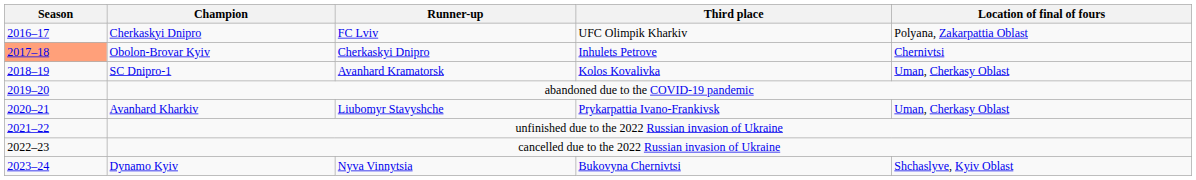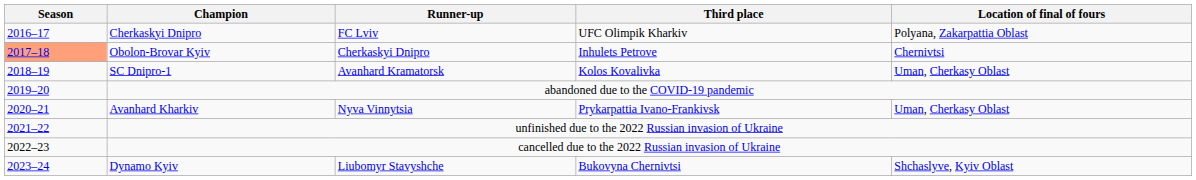(391, 109) Liubomyr Stavyshche -> (375, 109) Nyva Vinnytsia
(375, 166) Nyva Vinnytsia -> (391, 166) Liubomyr Stavyshche
